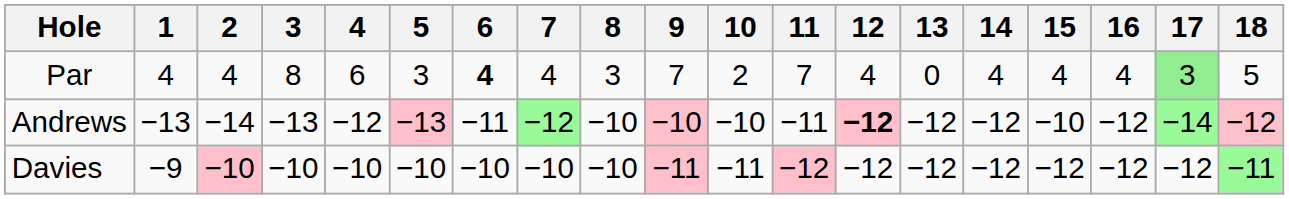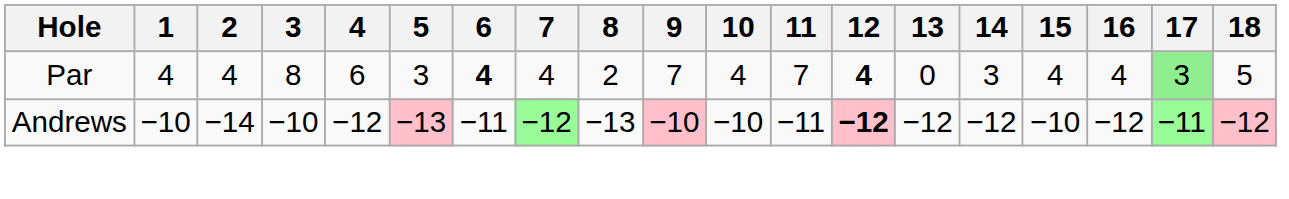(613, 74) 3 -> (610, 74) 2
(740, 74) 2 -> (738, 74) 4
(868, 74) normal -> (864, 74) bold
(996, 74) 4 -> (991, 74) 3
(166, 121) −13 -> (166, 121) −10
(293, 121) −13 -> (293, 121) −10
(613, 121) −10 -> (610, 121) −13
(1187, 121) −14 -> (1182, 121) −11
- row: (57, 168)
